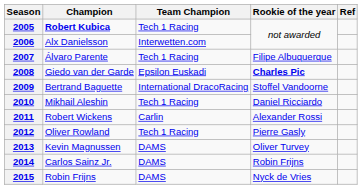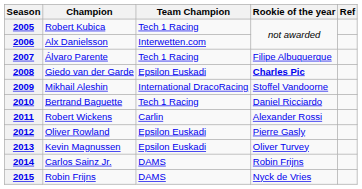(77, 26) bold -> (75, 26) normal
(84, 86) Bertrand Baguette -> (76, 86) Mikhail Aleshin
(76, 101) Mikhail Aleshin -> (84, 101) Bertrand Baguette
(168, 131) Tech 1 Racing -> (172, 131) Epsilon Euskadi
(152, 147) DAMS -> (172, 147) Epsilon Euskadi
